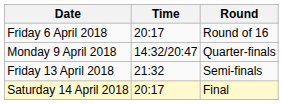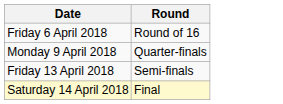- column: (166, 14)
